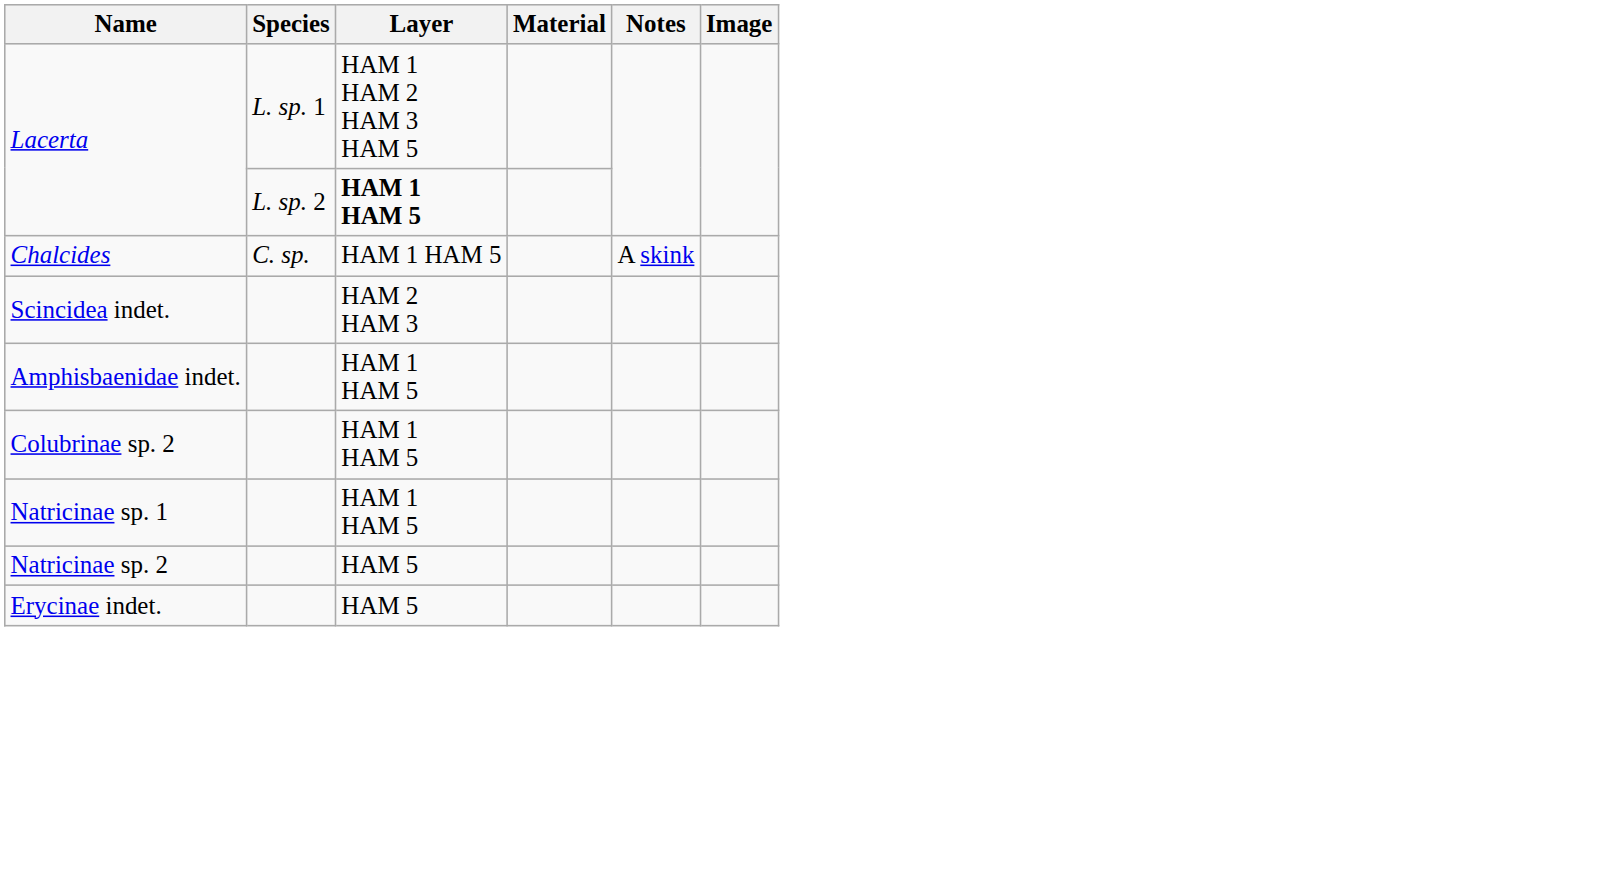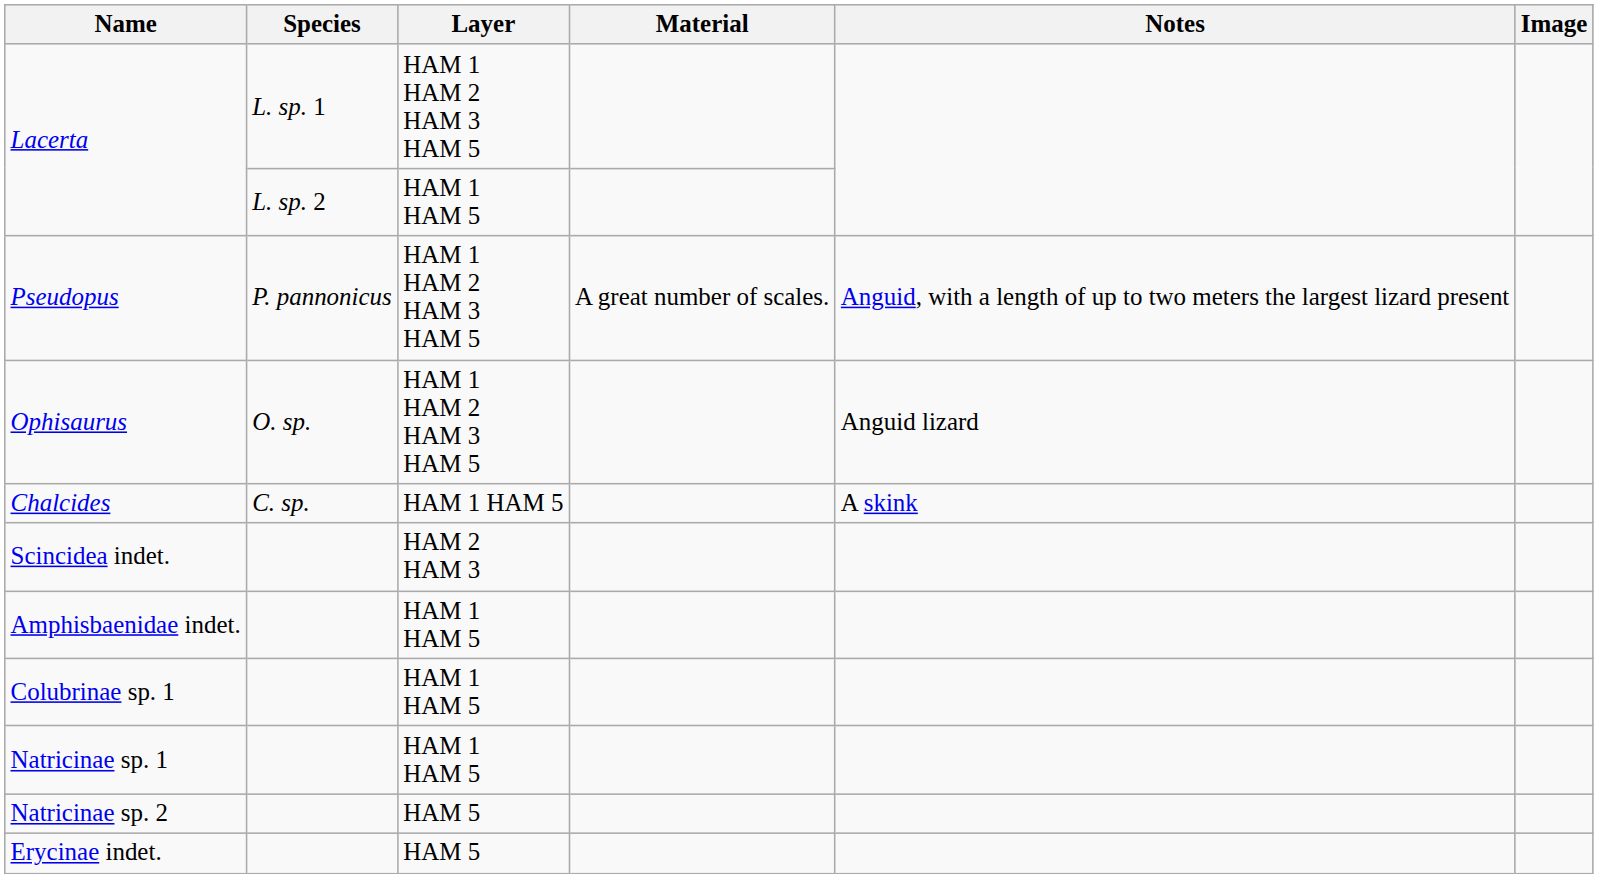(381, 201) bold -> (442, 201) normal
+ row: (65, 297)
+ row: (69, 421)
+ row: (93, 691)
- row: (93, 444)
